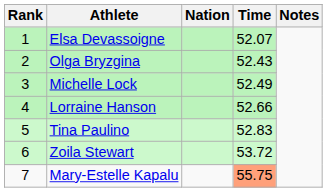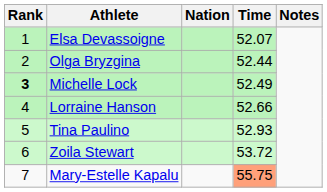(255, 61) 52.43 -> (255, 61) 52.44
(25, 84) normal -> (25, 84) bold
(255, 130) 52.83 -> (255, 130) 52.93
